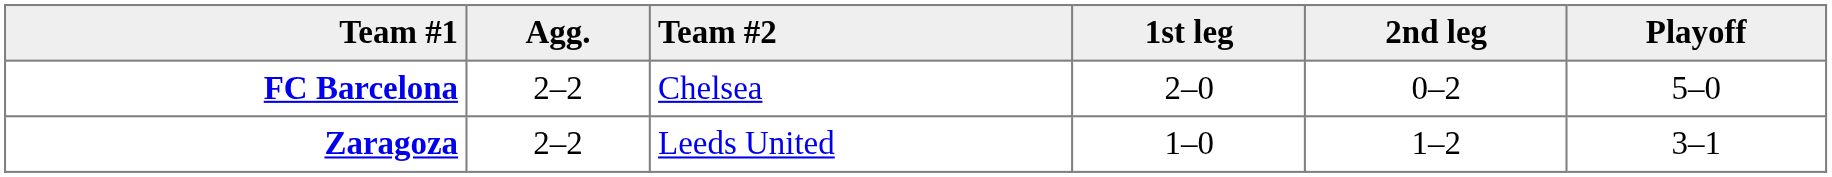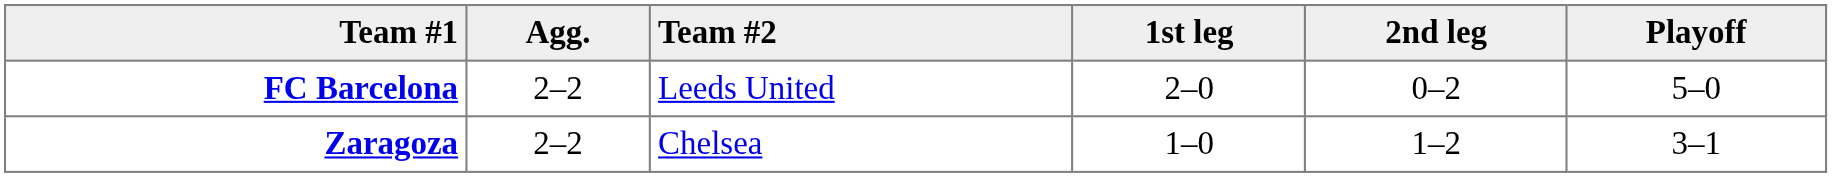(710, 87) Chelsea -> (746, 87) Leeds United
(746, 143) Leeds United -> (710, 143) Chelsea
